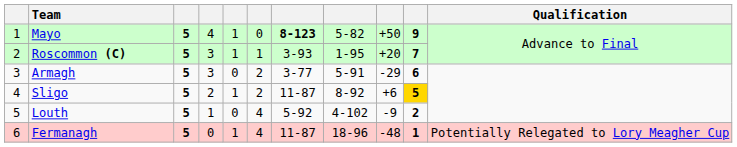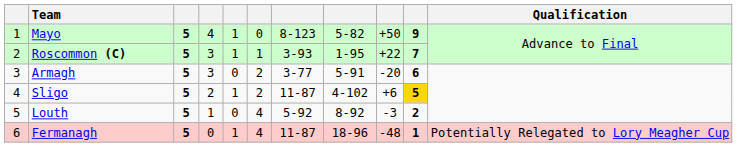(298, 34) bold -> (298, 34) normal
(390, 54) +20 -> (390, 54) +22
(390, 73) -29 -> (390, 73) -20
(350, 93) 8-92 -> (350, 93) 4-102
(350, 113) 4-102 -> (350, 113) 8-92
(390, 113) -9 -> (390, 113) -3
